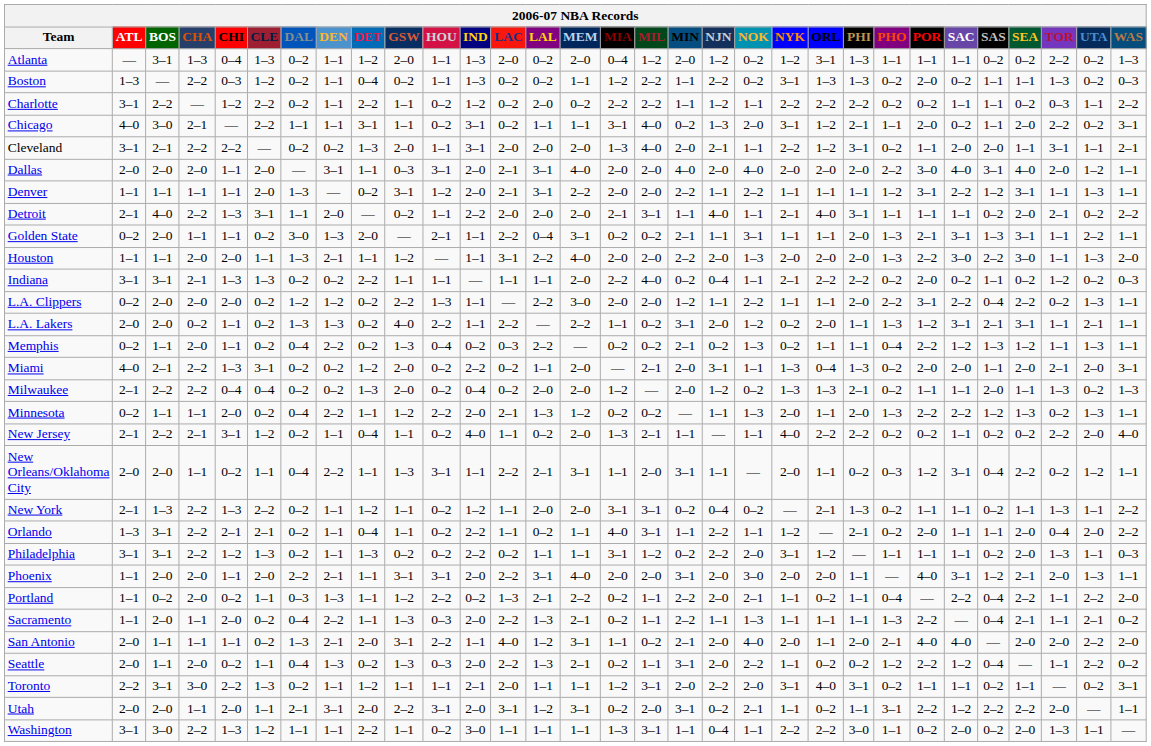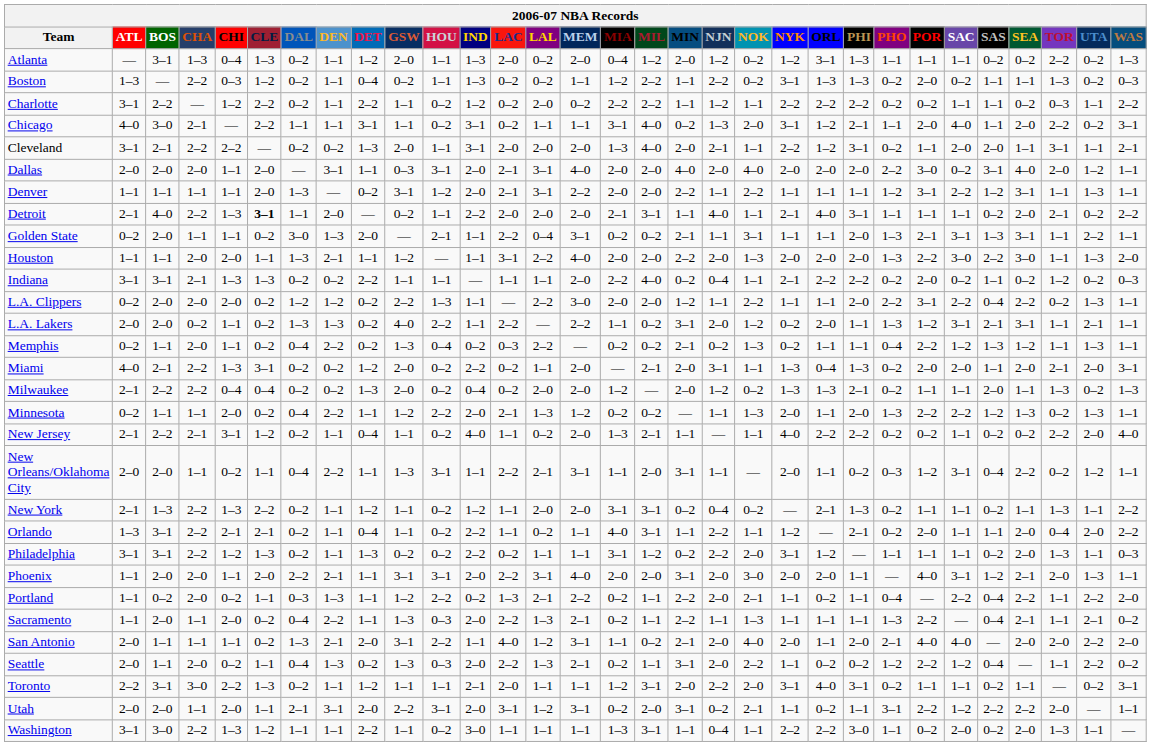(961, 125) 0–2 -> (961, 125) 4–0
(961, 169) 4–0 -> (961, 169) 0–2
(264, 213) normal -> (264, 213) bold
